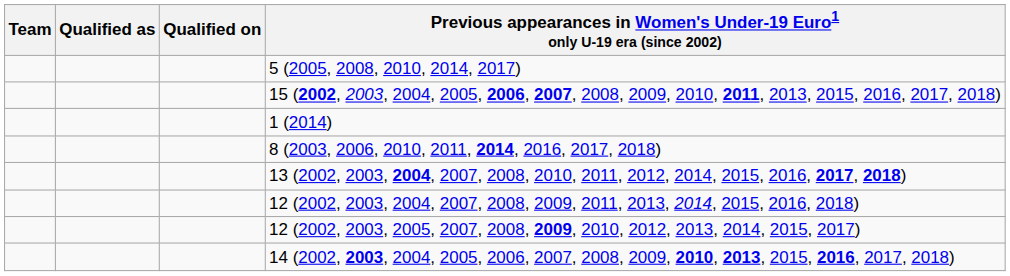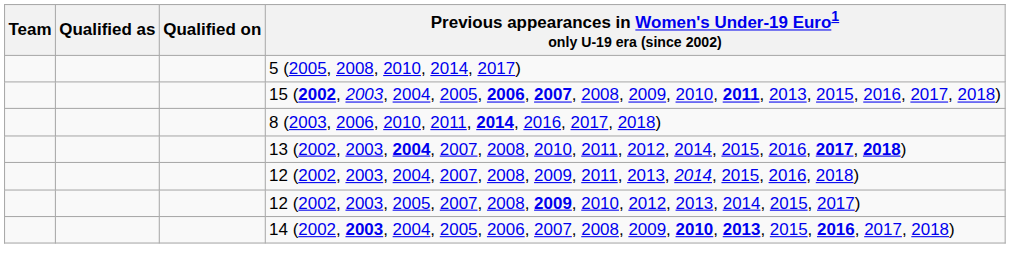- row: (301, 122)
